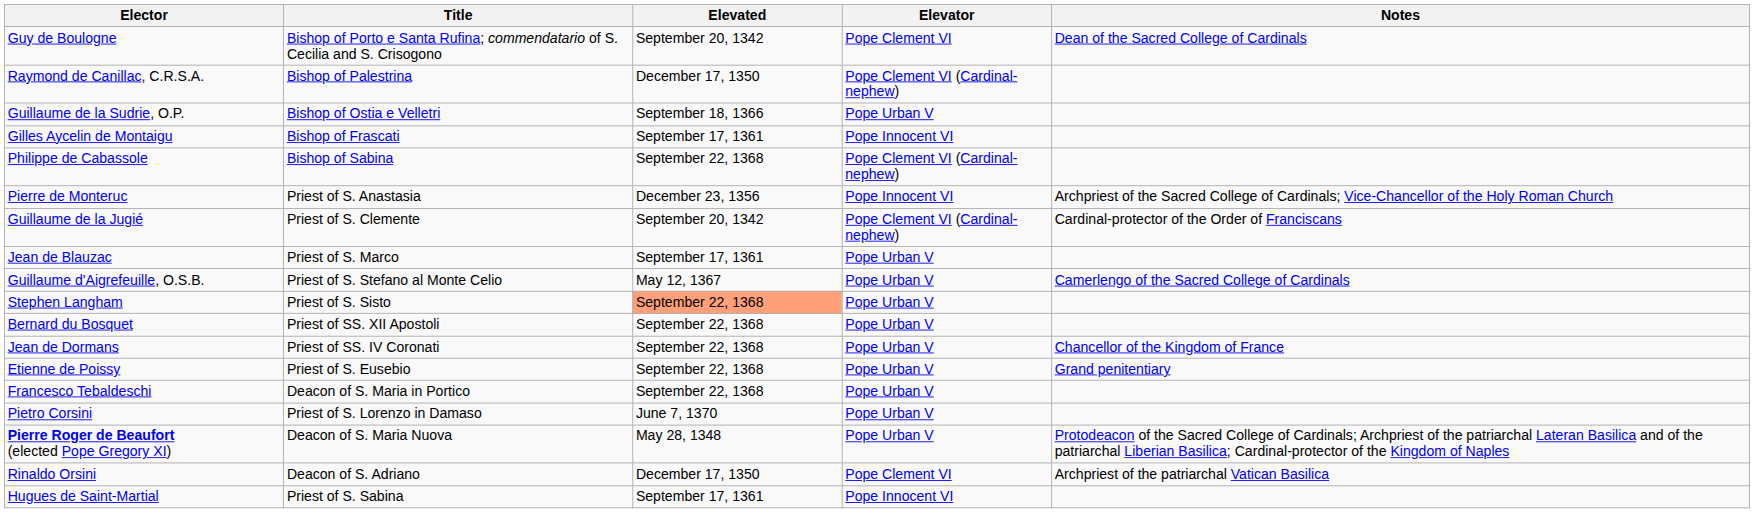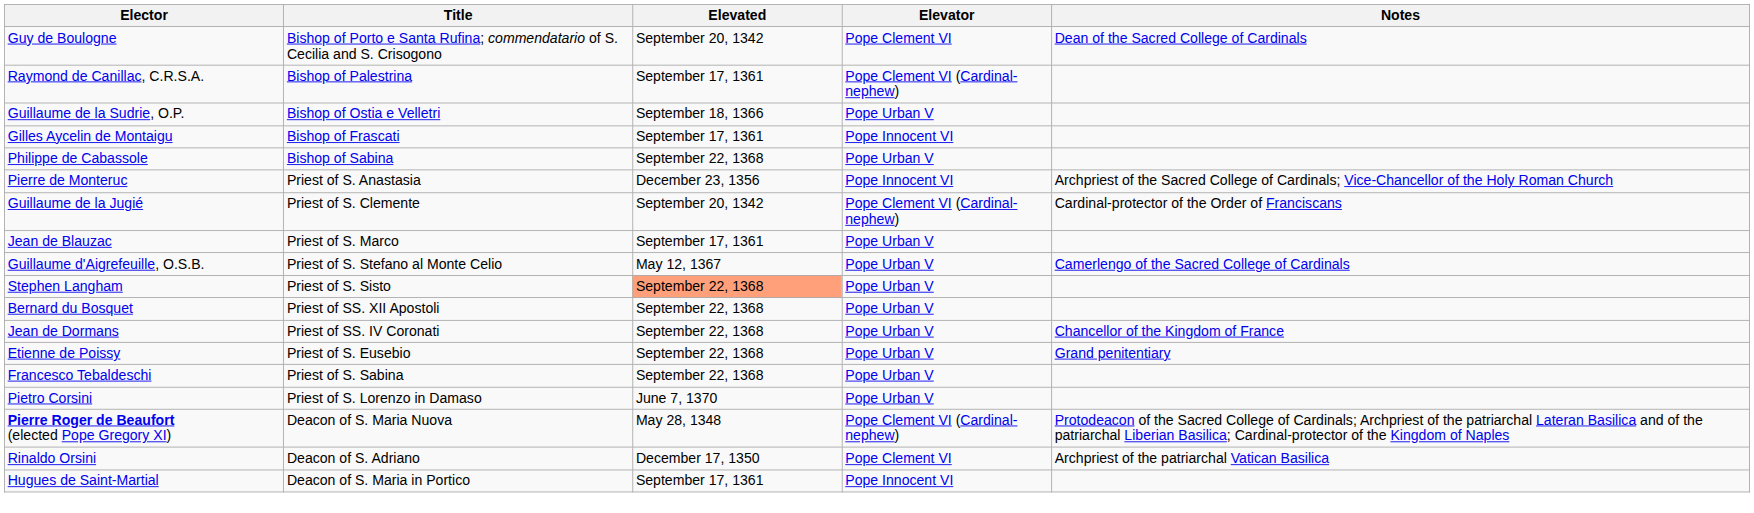(698, 76) December 17, 1350 -> (700, 76) September 17, 1361
(931, 166) Pope Clement VI (Cardinal-nephew) -> (890, 158) Pope Urban V
(378, 391) Deacon of S. Maria in Portico -> (345, 375) Priest of S. Sabina
(890, 436) Pope Urban V -> (931, 428) Pope Clement VI (Cardinal-nephew)
(345, 496) Priest of S. Sabina -> (378, 480) Deacon of S. Maria in Portico
